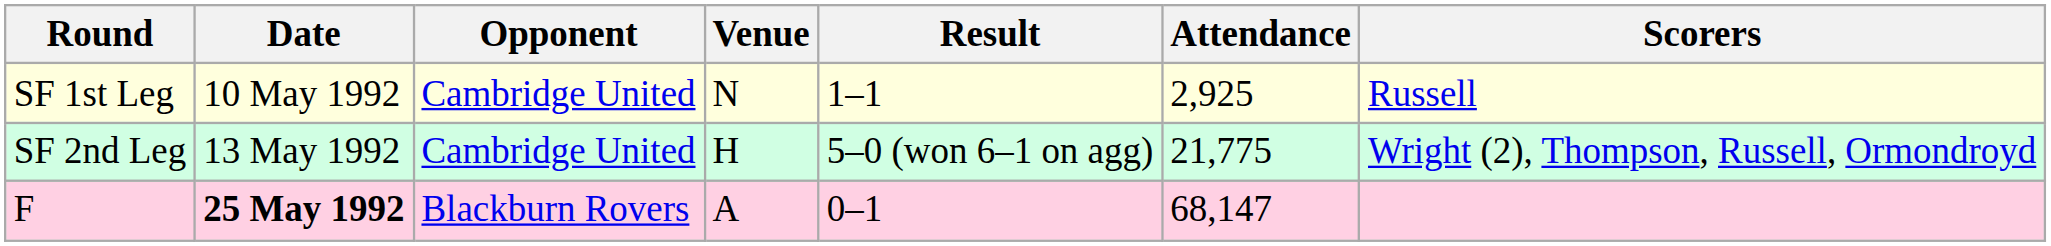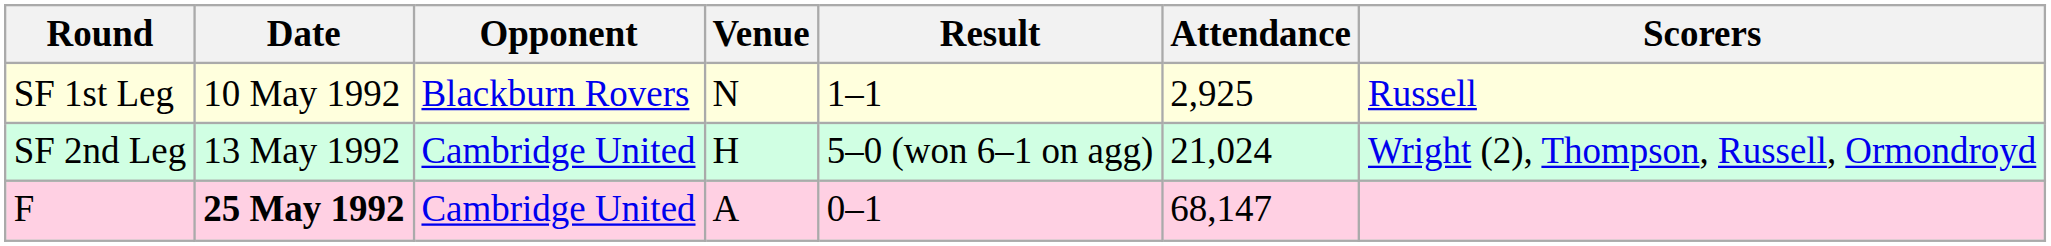(558, 92) Cambridge United -> (555, 92) Blackburn Rovers
(1221, 151) 21,775 -> (1221, 151) 21,024
(555, 209) Blackburn Rovers -> (558, 209) Cambridge United
